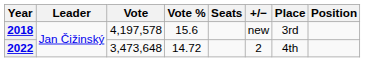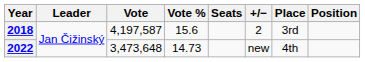(136, 30) 4,197,578 -> (136, 30) 4,197,587
(259, 30) new -> (259, 30) 2
(187, 48) 14.72 -> (187, 48) 14.73
(259, 48) 2 -> (259, 48) new
